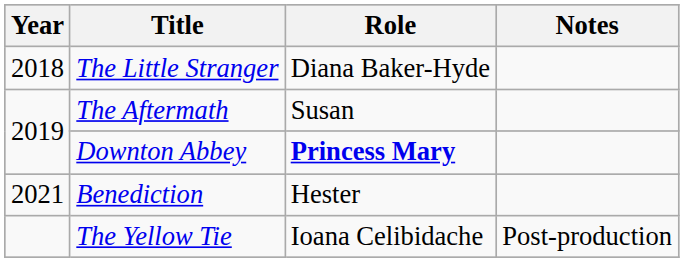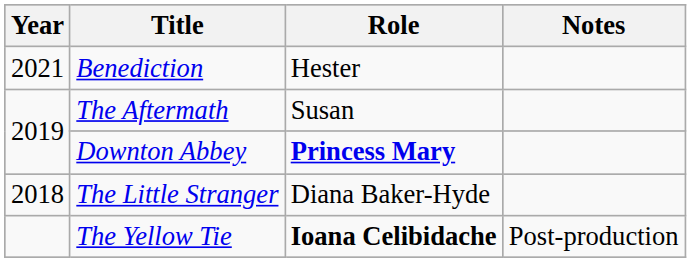rows swapped: (177, 67) <-> (140, 194)
(387, 236) normal -> (394, 236) bold
